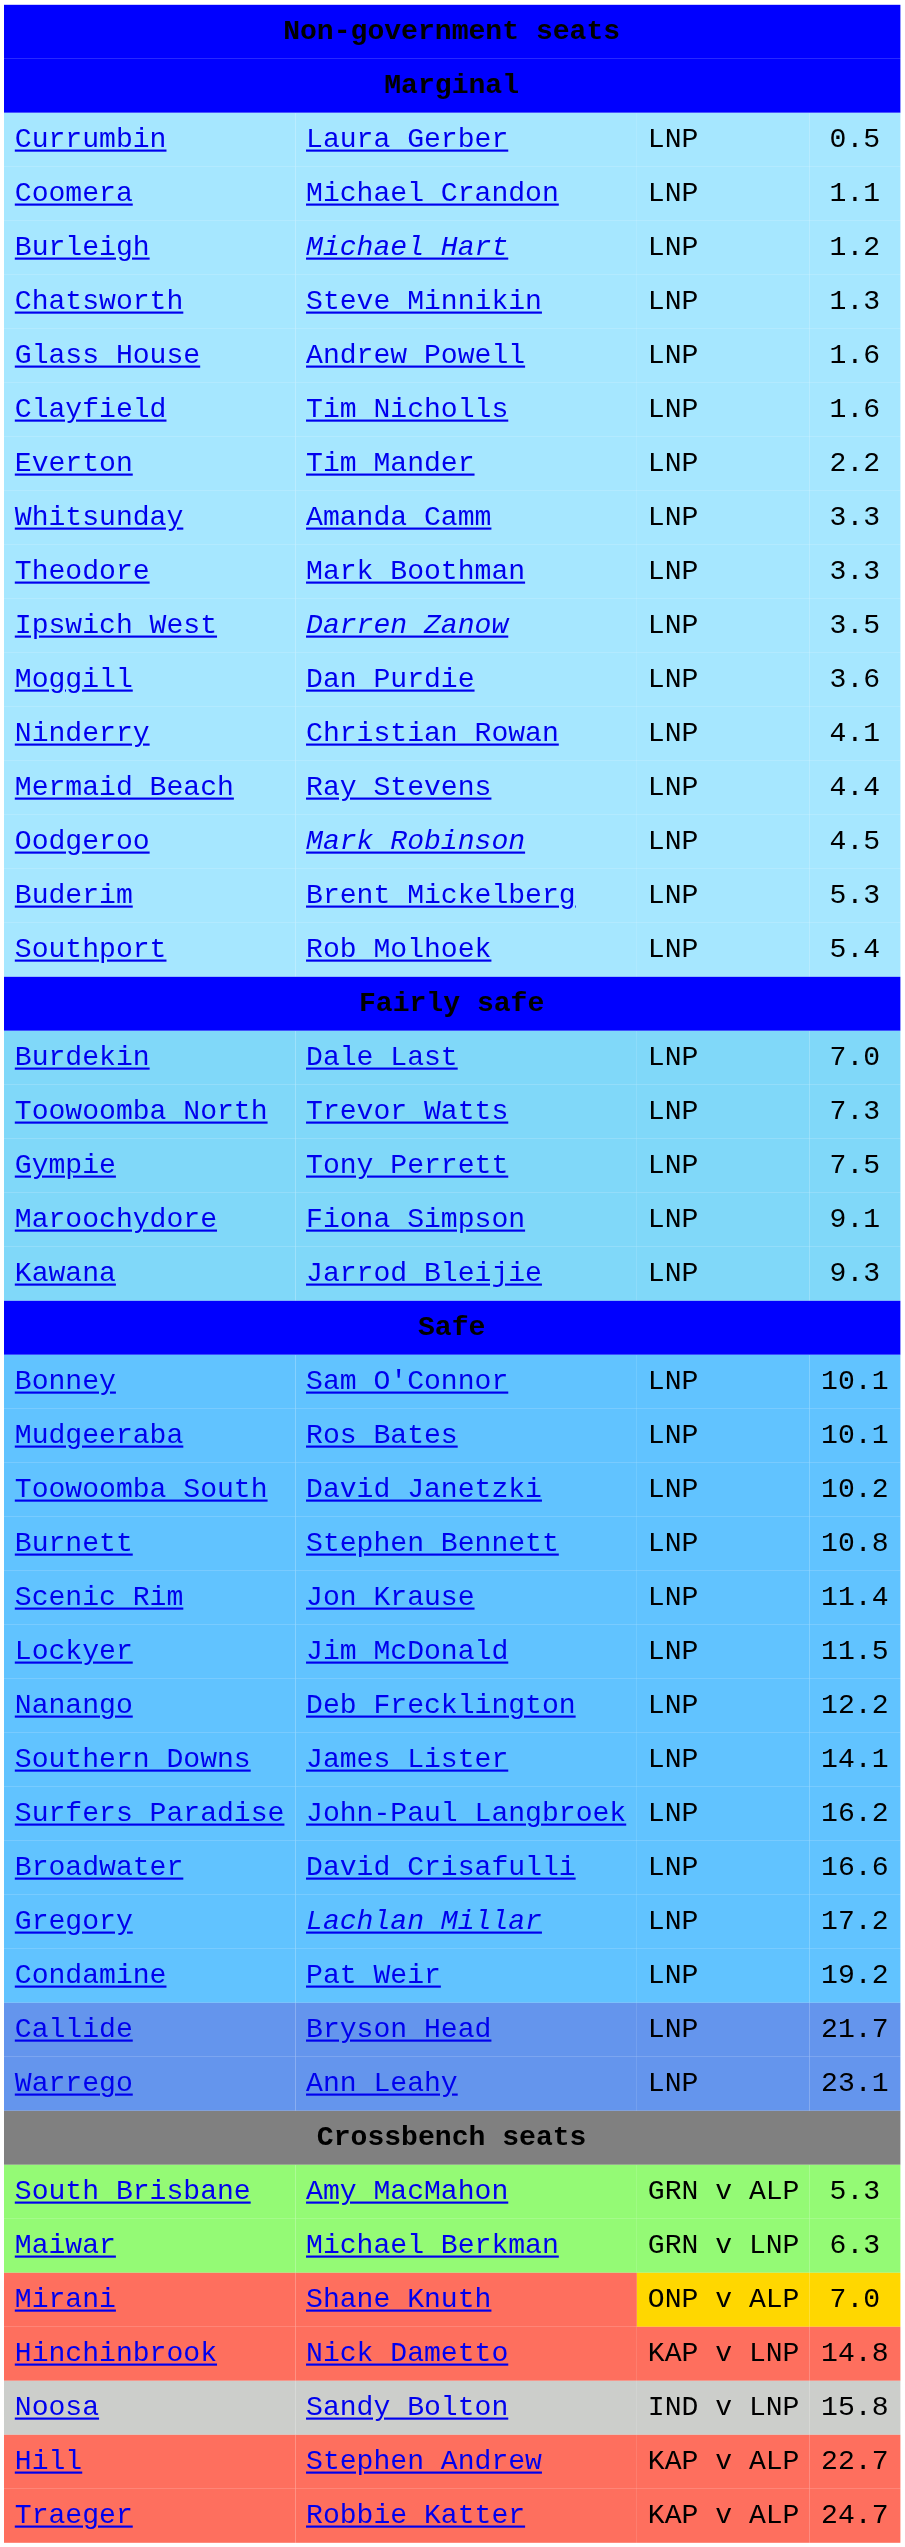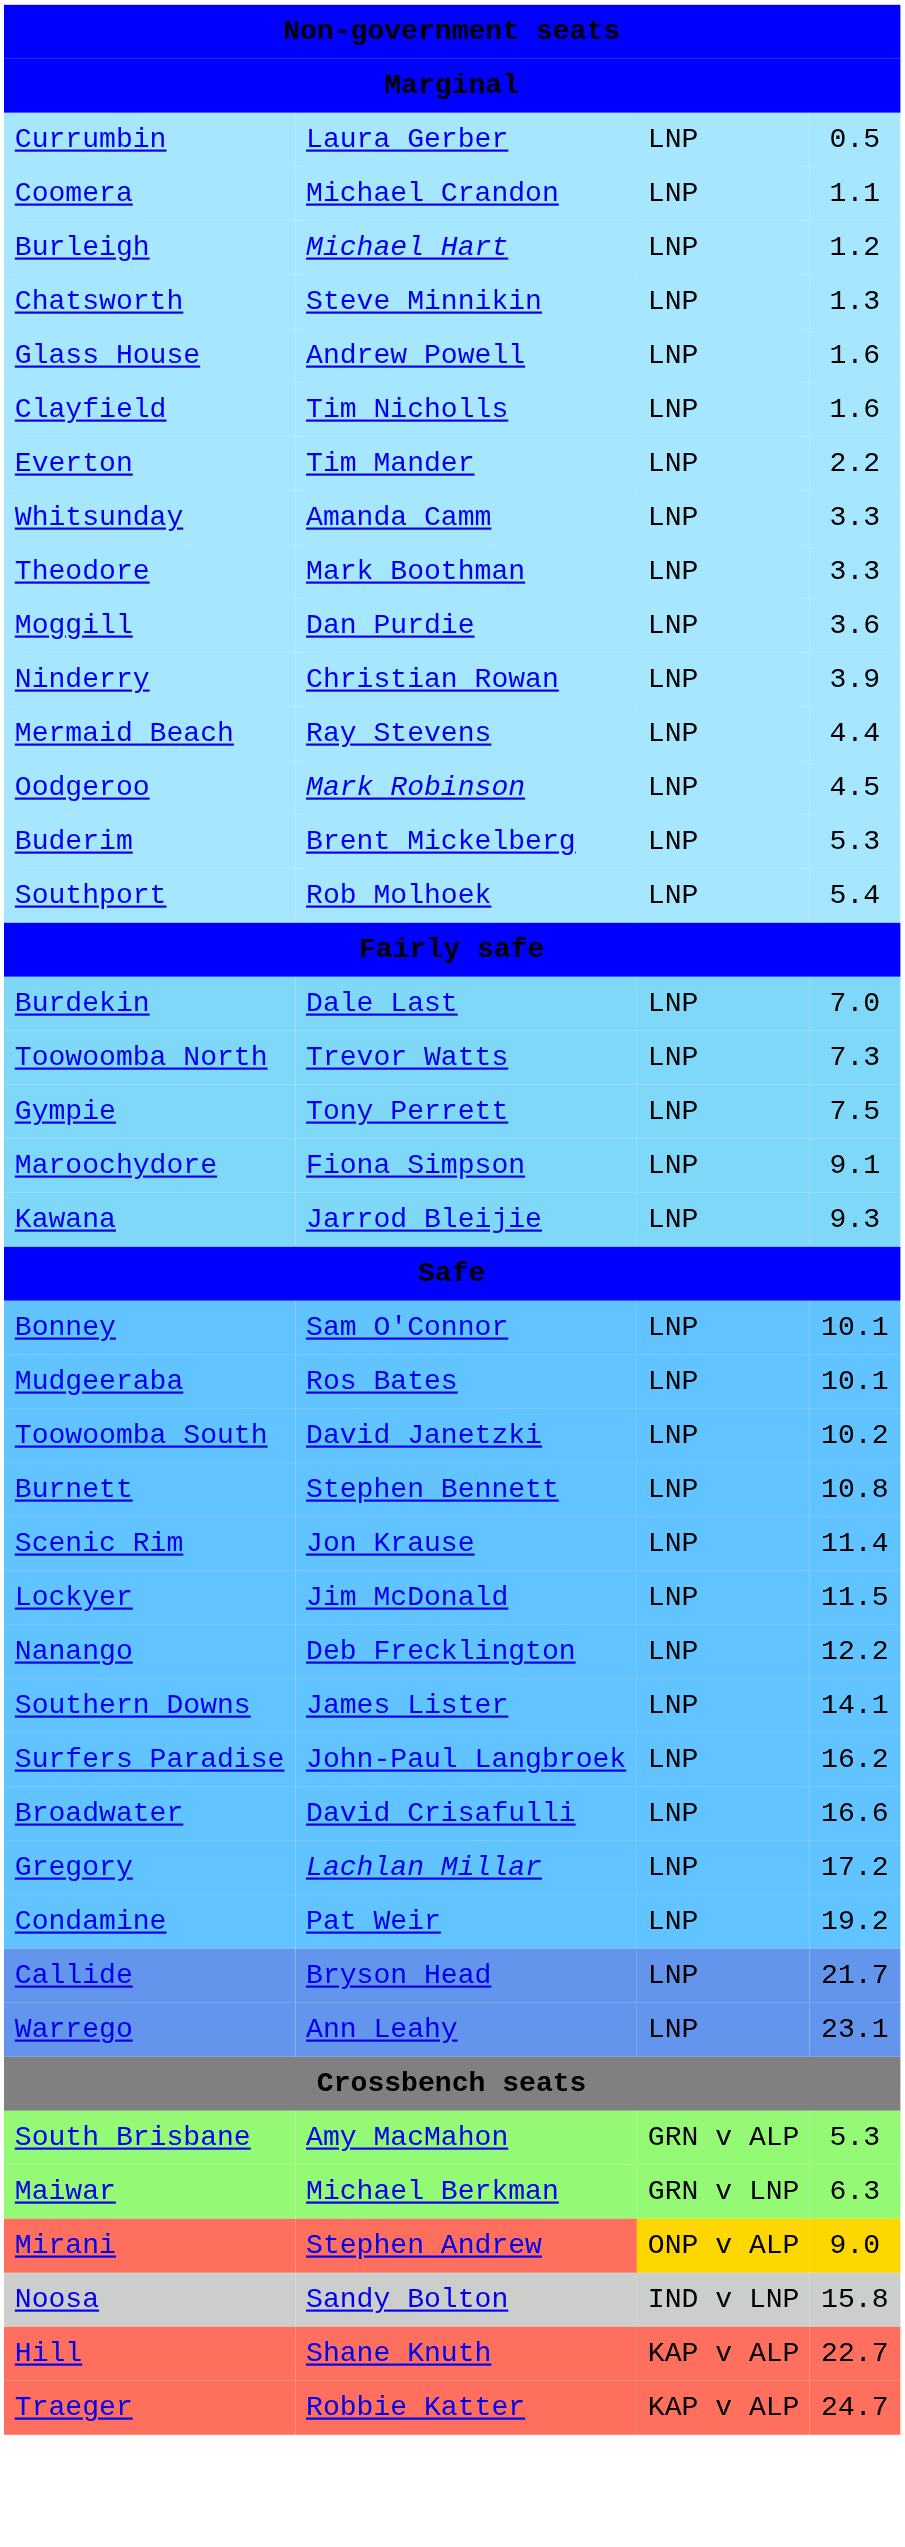- row: (116, 626)
(855, 734) 4.1 -> (855, 680) 3.9
(399, 2300) Shane Knuth -> (424, 2246) Stephen Andrew
(855, 2300) 7.0 -> (855, 2246) 9.0
- row: (116, 2354)
(424, 2462) Stephen Andrew -> (399, 2354) Shane Knuth
